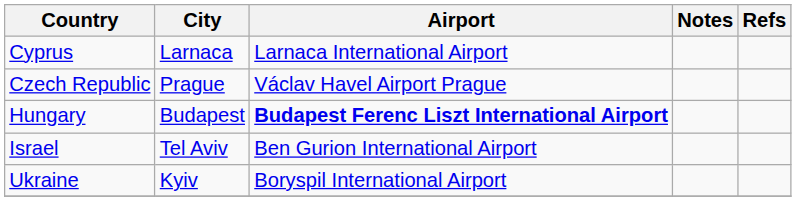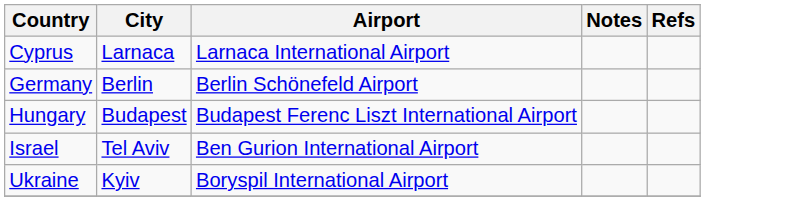- row: (80, 84)
+ row: (51, 84)
(461, 116) bold -> (386, 116) normal
